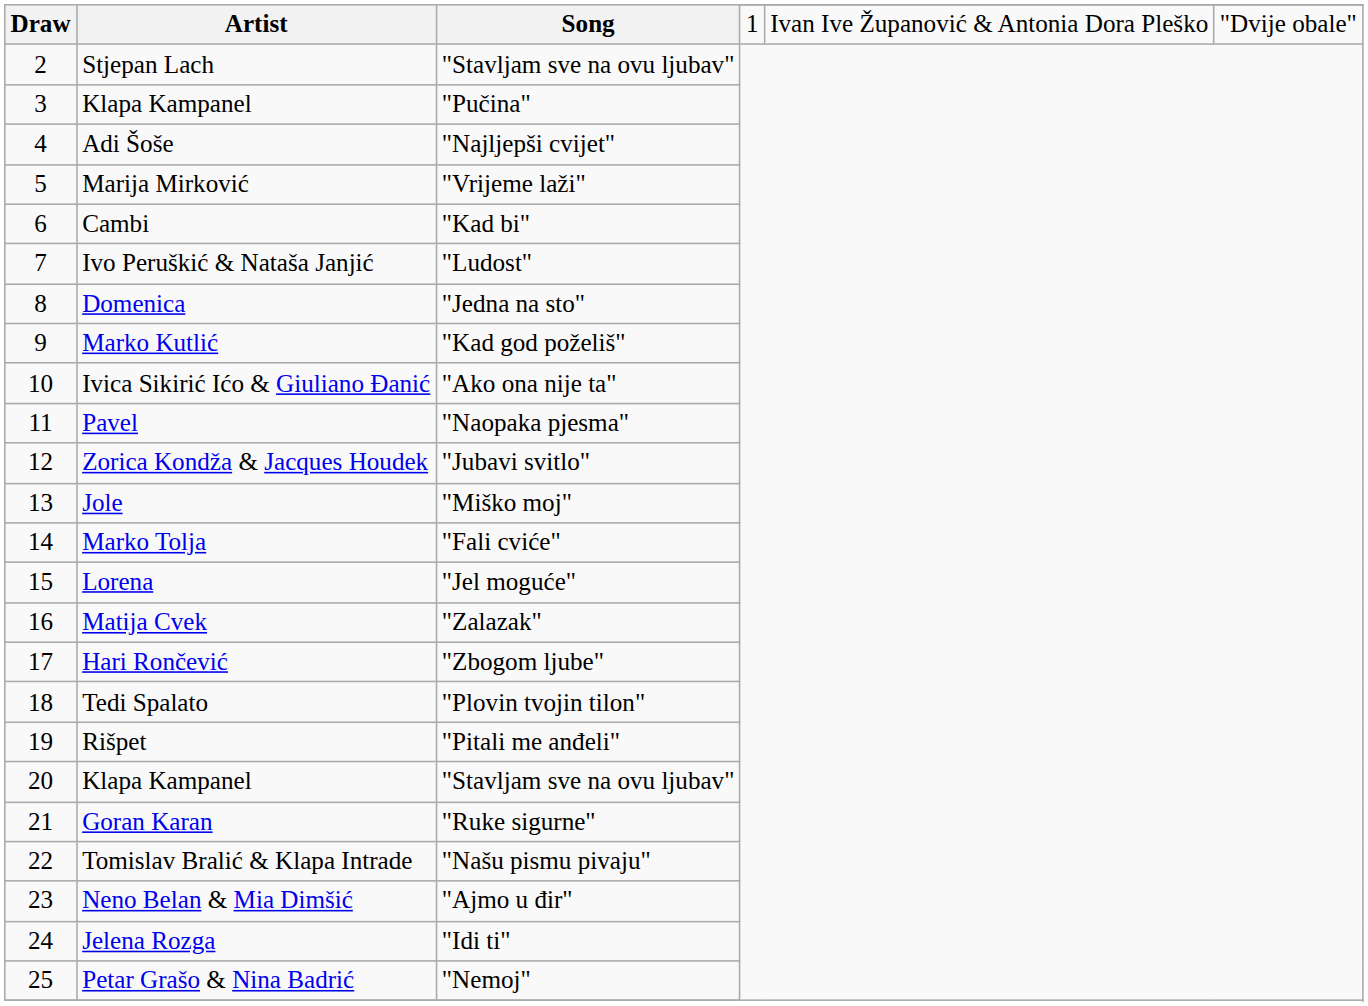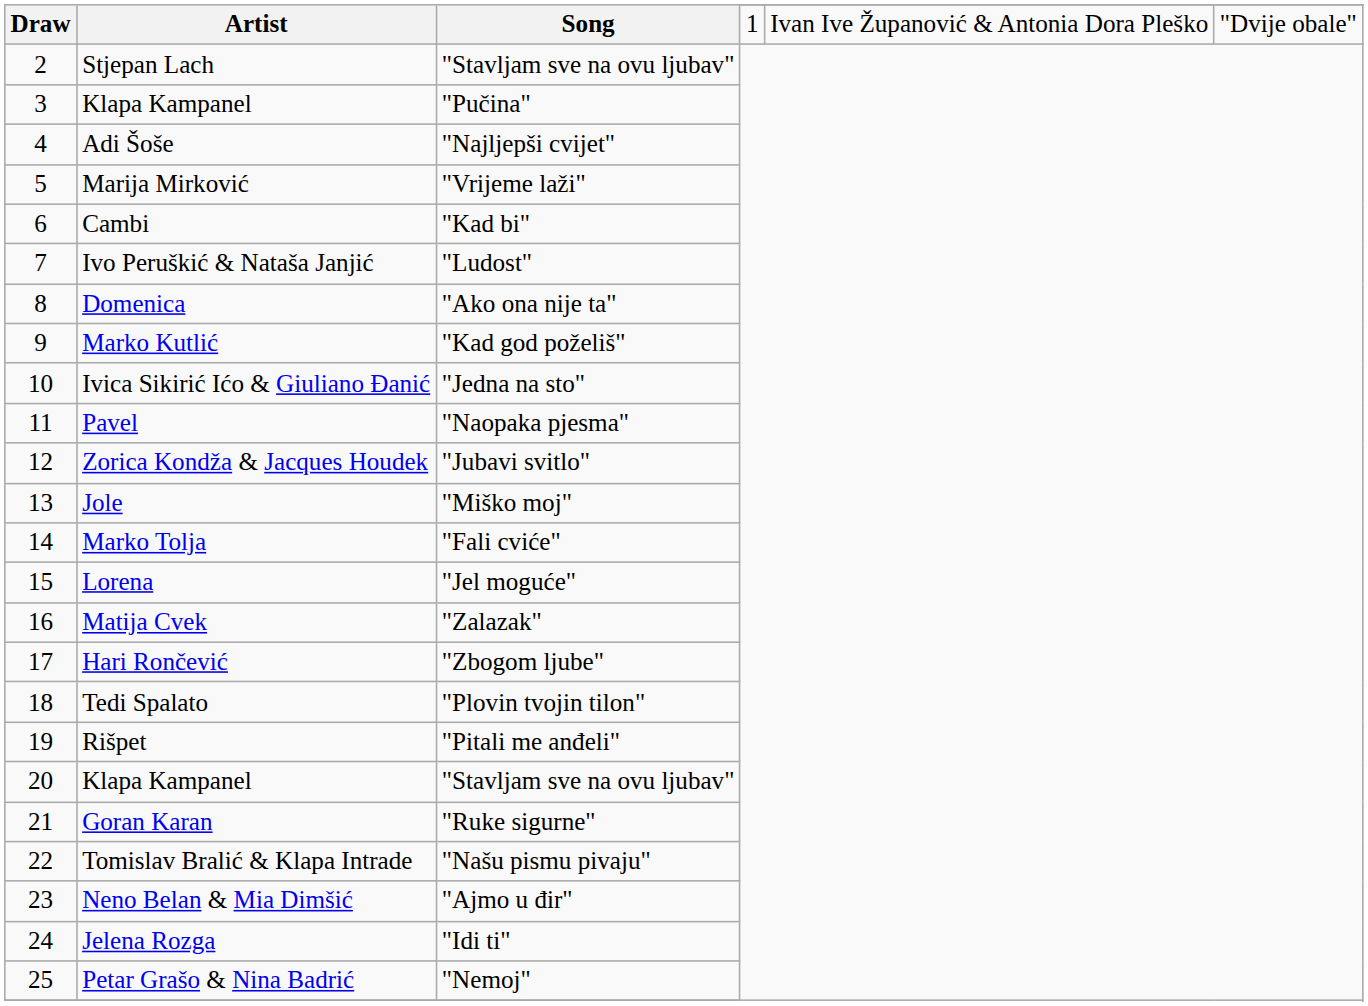(513, 303) "Jedna na sto" -> (529, 303) "Ako ona nije ta"
(529, 382) "Ako ona nije ta" -> (513, 382) "Jedna na sto"
